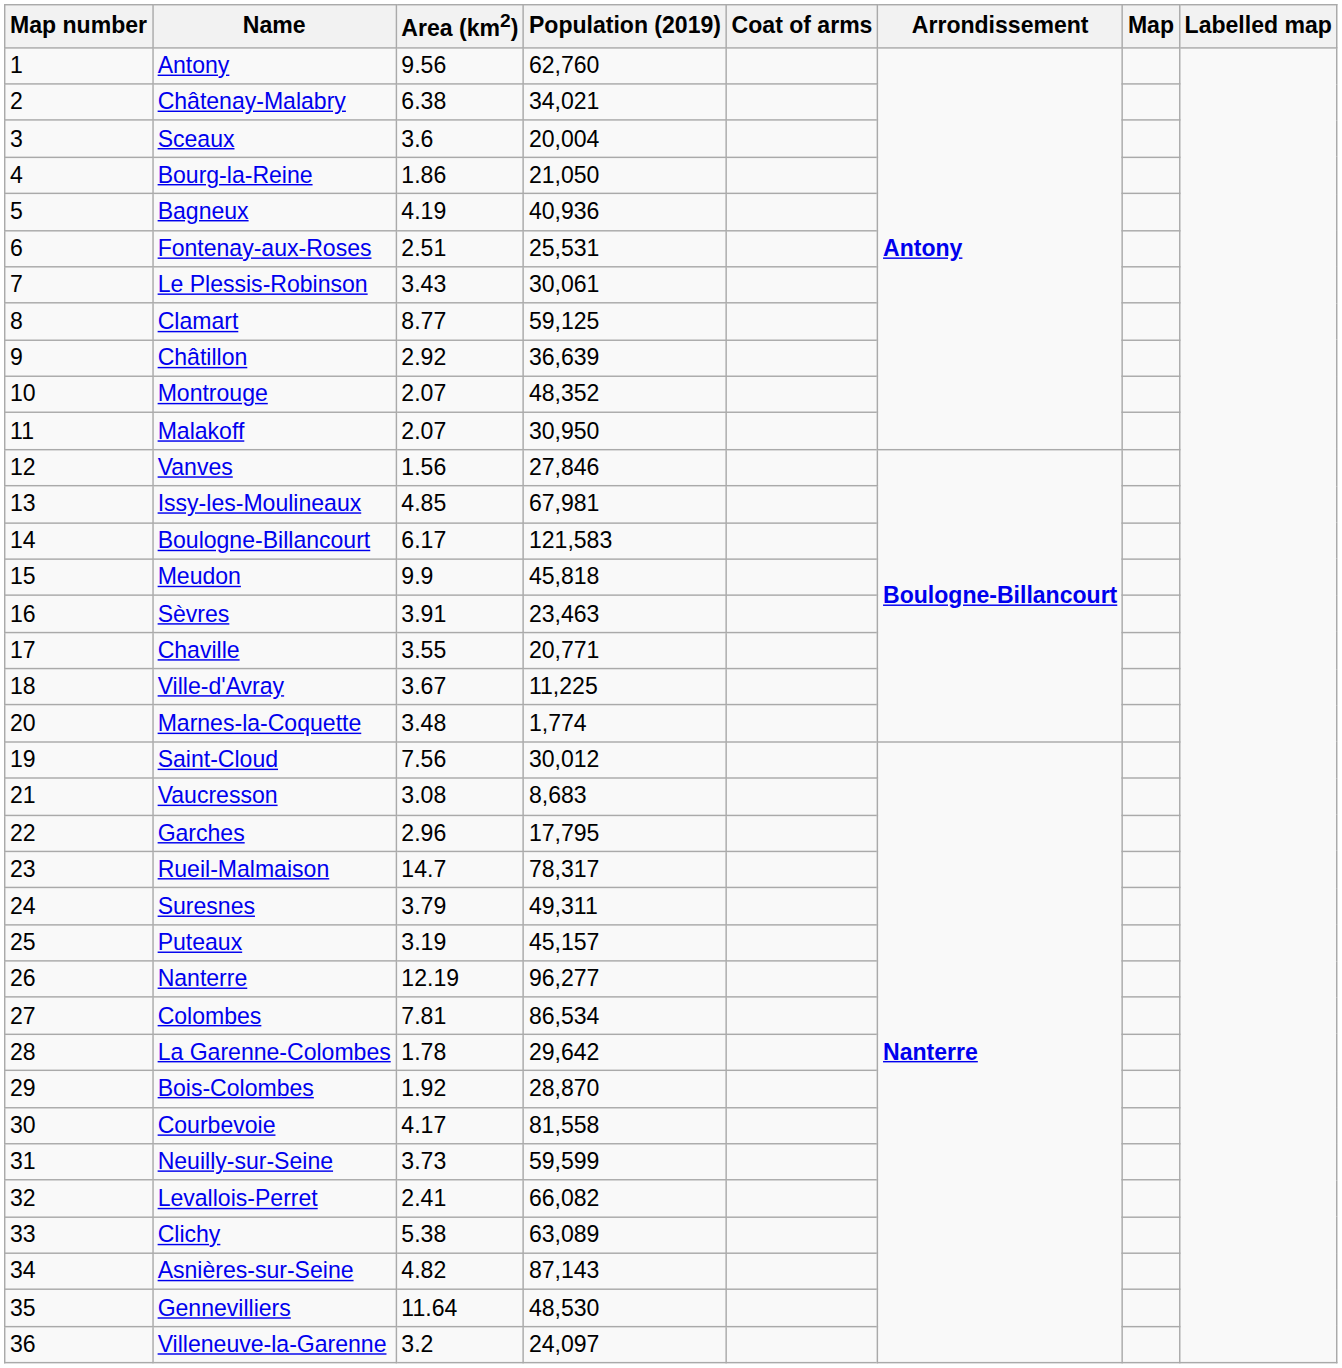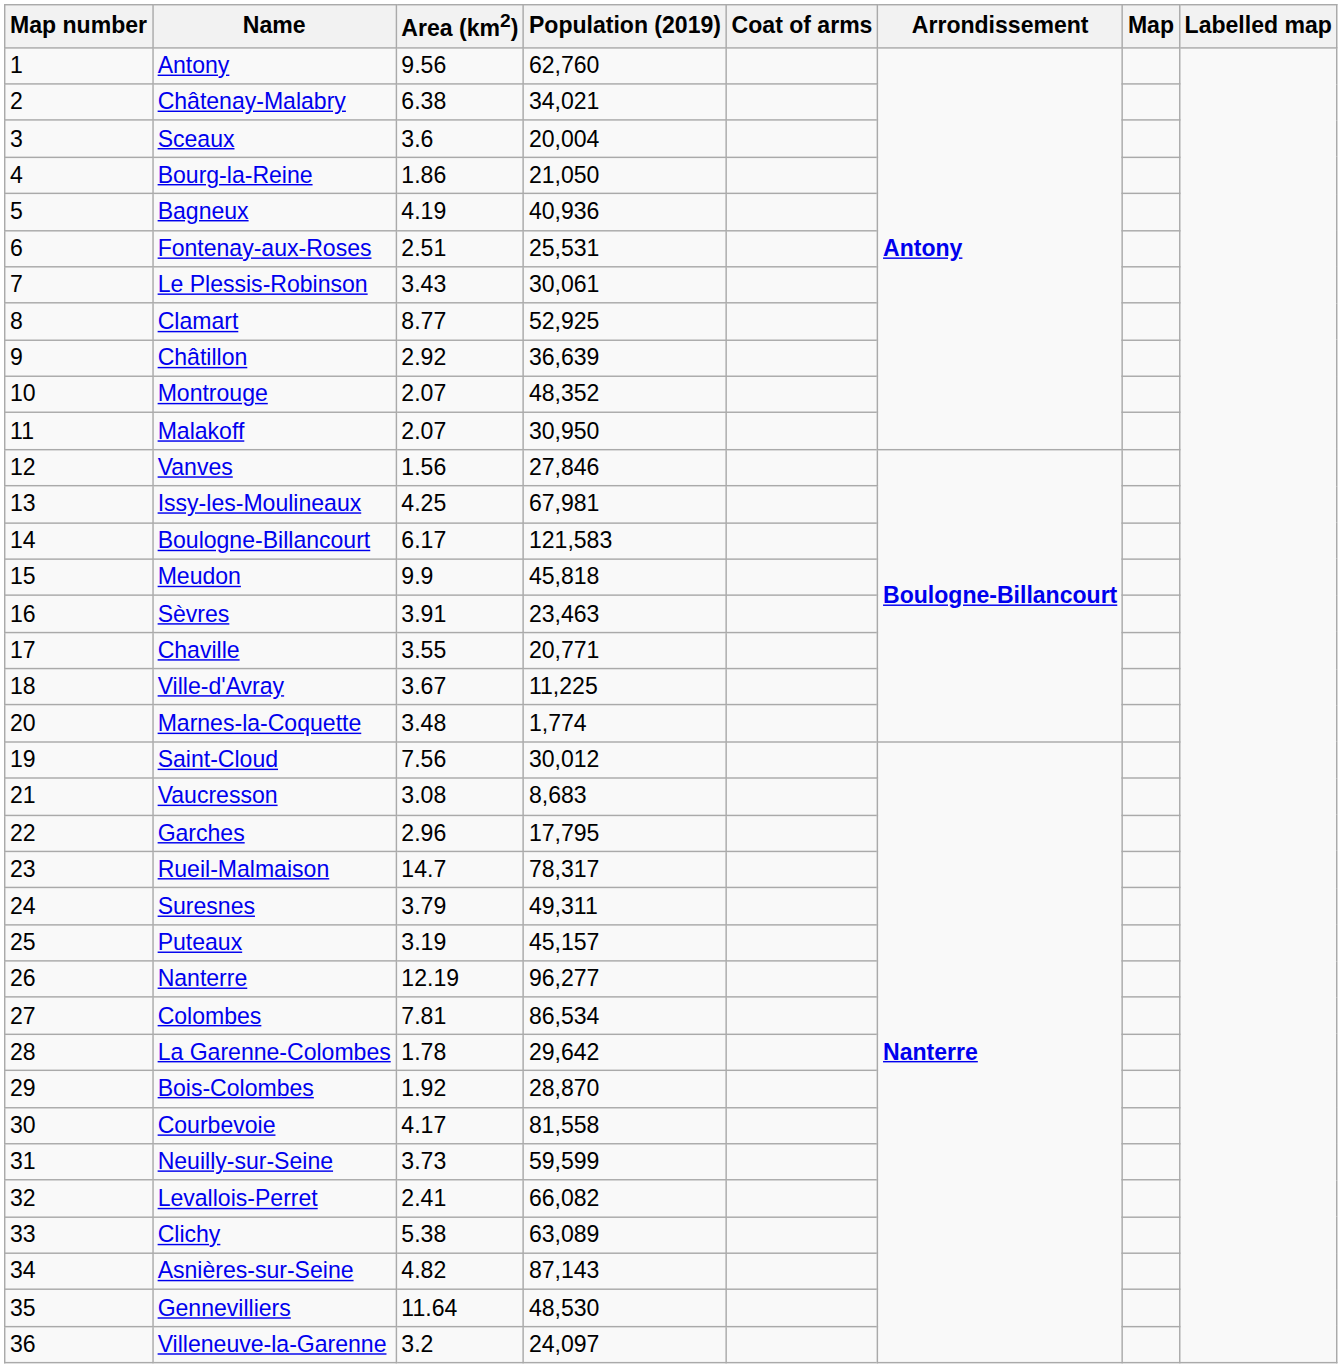(564, 321) 59,125 -> (564, 321) 52,925
(424, 504) 4.85 -> (424, 504) 4.25
